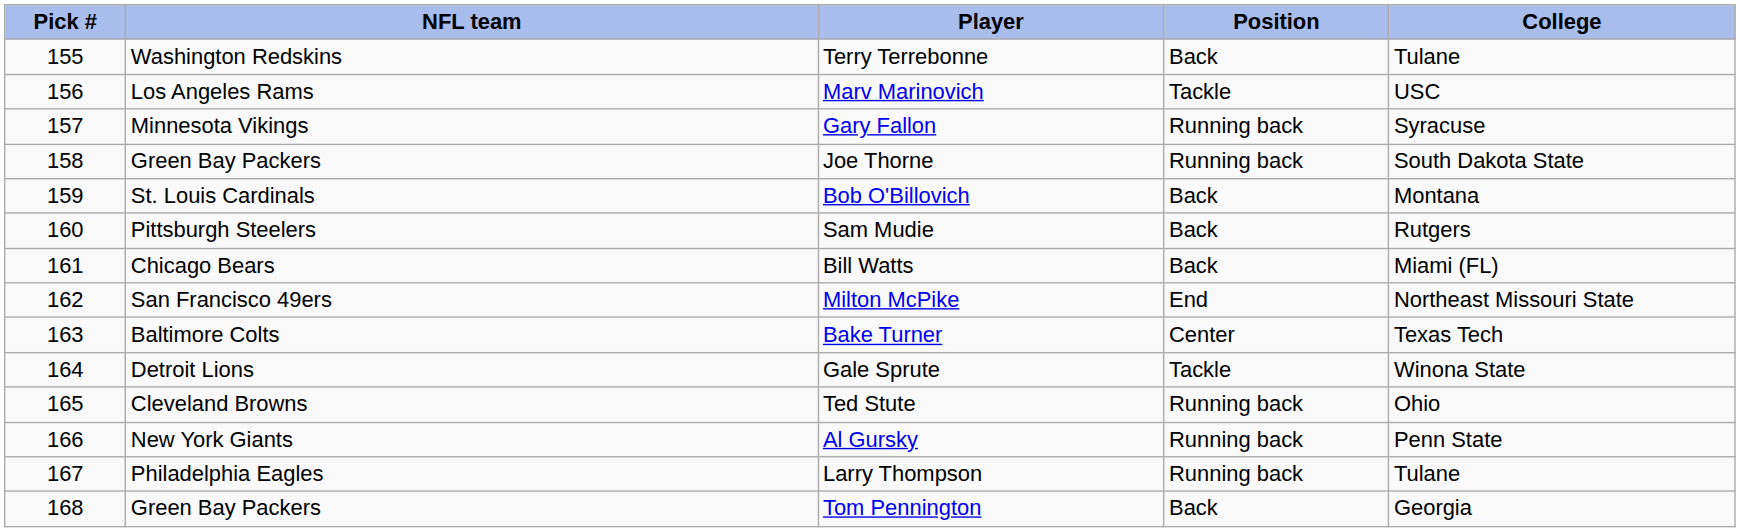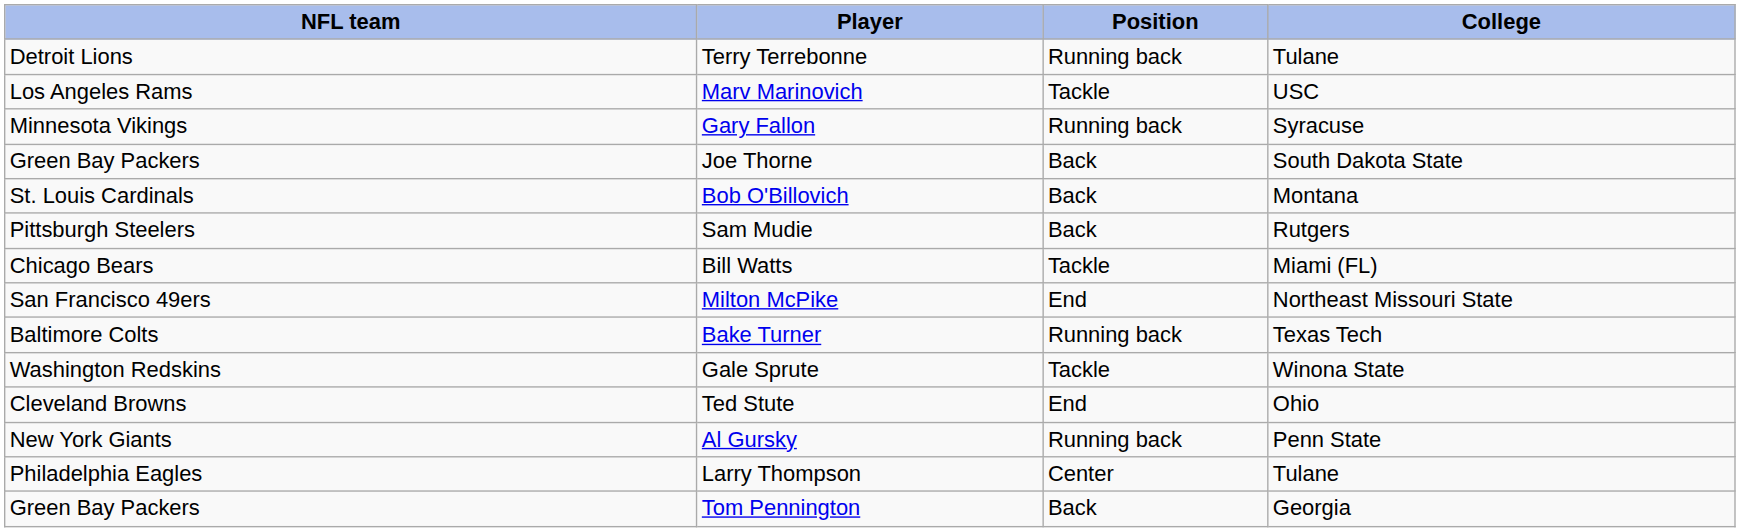- column: (65, 21)
(236, 56) Washington Redskins -> (71, 56) Detroit Lions
(1193, 56) Back -> (1115, 56) Running back
(1236, 160) Running back -> (1072, 160) Back
(1193, 265) Back -> (1079, 265) Tackle
(1202, 334) Center -> (1115, 334) Running back
(192, 369) Detroit Lions -> (115, 369) Washington Redskins
(1236, 404) Running back -> (1067, 404) End
(1236, 473) Running back -> (1081, 473) Center
